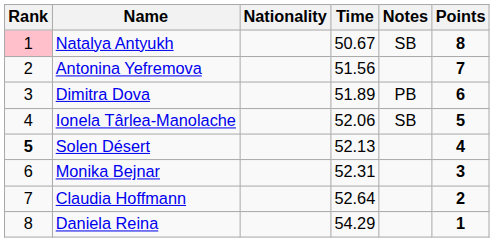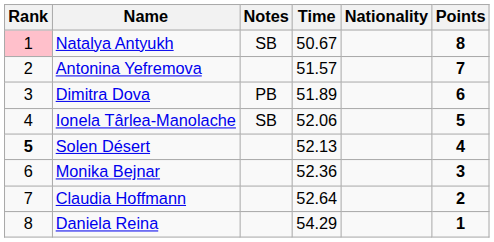columns swapped: (285, 17) <-> (405, 17)
(355, 69) 51.56 -> (317, 69) 51.57
(355, 172) 52.31 -> (317, 172) 52.36
